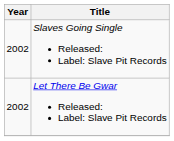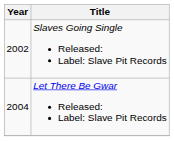(18, 107) 2002 -> (18, 107) 2004
